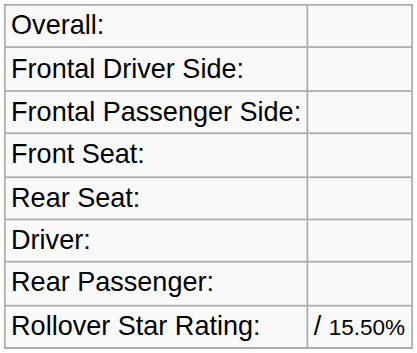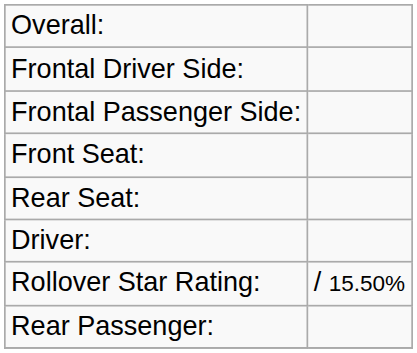rows swapped: (113, 283) <-> (136, 326)
